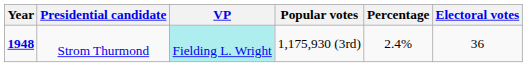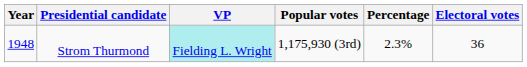(21, 43) bold -> (21, 43) normal
(398, 43) 2.4% -> (398, 43) 2.3%
